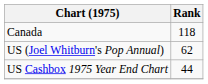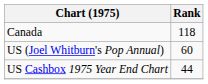(187, 50) 62 -> (187, 50) 60
